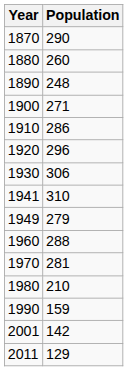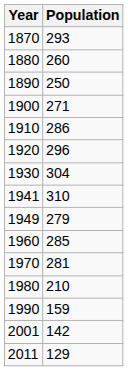(58, 38) 290 -> (58, 38) 293
(58, 83) 248 -> (58, 83) 250
(58, 173) 306 -> (58, 173) 304
(58, 241) 288 -> (58, 241) 285
